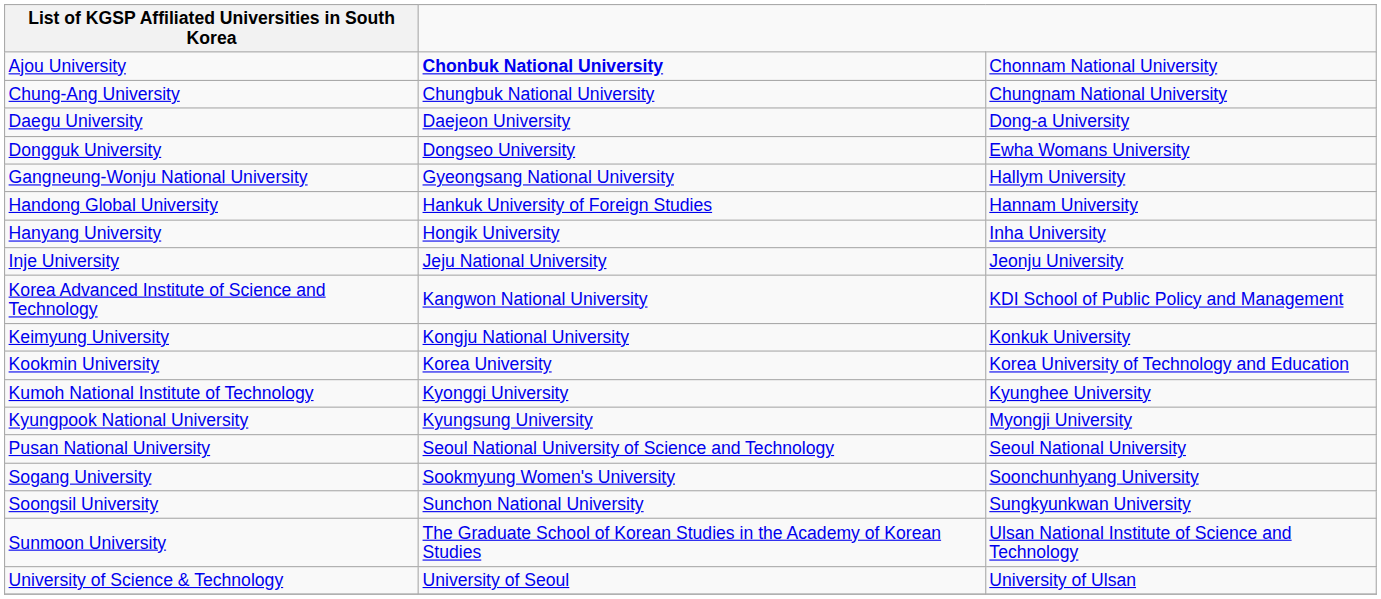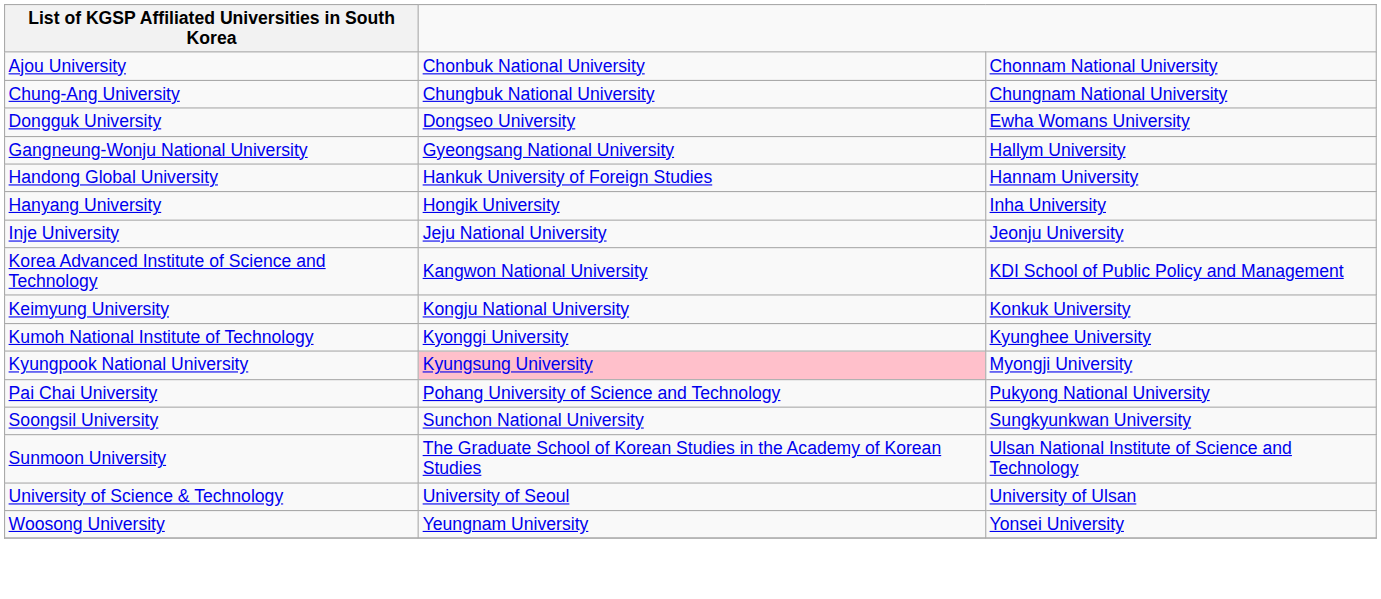(543, 66) bold -> (534, 66) normal
- row: (76, 121)
- row: (84, 365)
(508, 420) no background -> (508, 365) pink background
+ row: (83, 393)
- row: (109, 448)
- row: (80, 476)
+ row: (87, 524)
